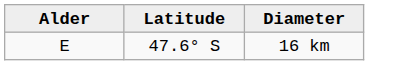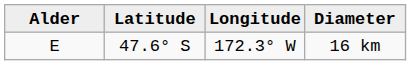+ column: (255, 19)
